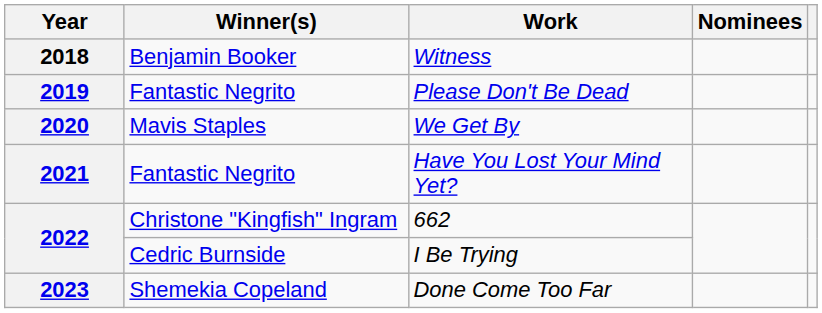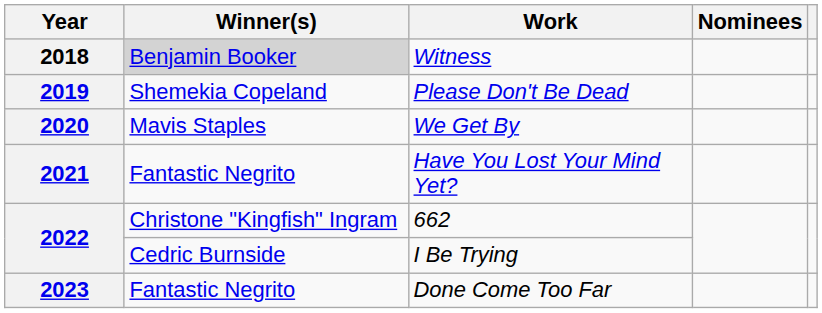(213, 56) no background -> (213, 56) lightgrey background
(212, 91) Fantastic Negrito -> (228, 91) Shemekia Copeland
(228, 289) Shemekia Copeland -> (212, 289) Fantastic Negrito
